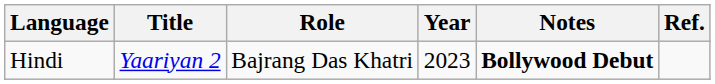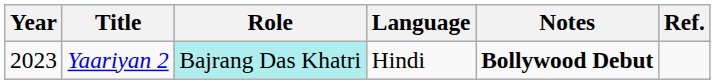columns swapped: (447, 23) <-> (59, 23)
(322, 60) no background -> (270, 60) paleturquoise background
